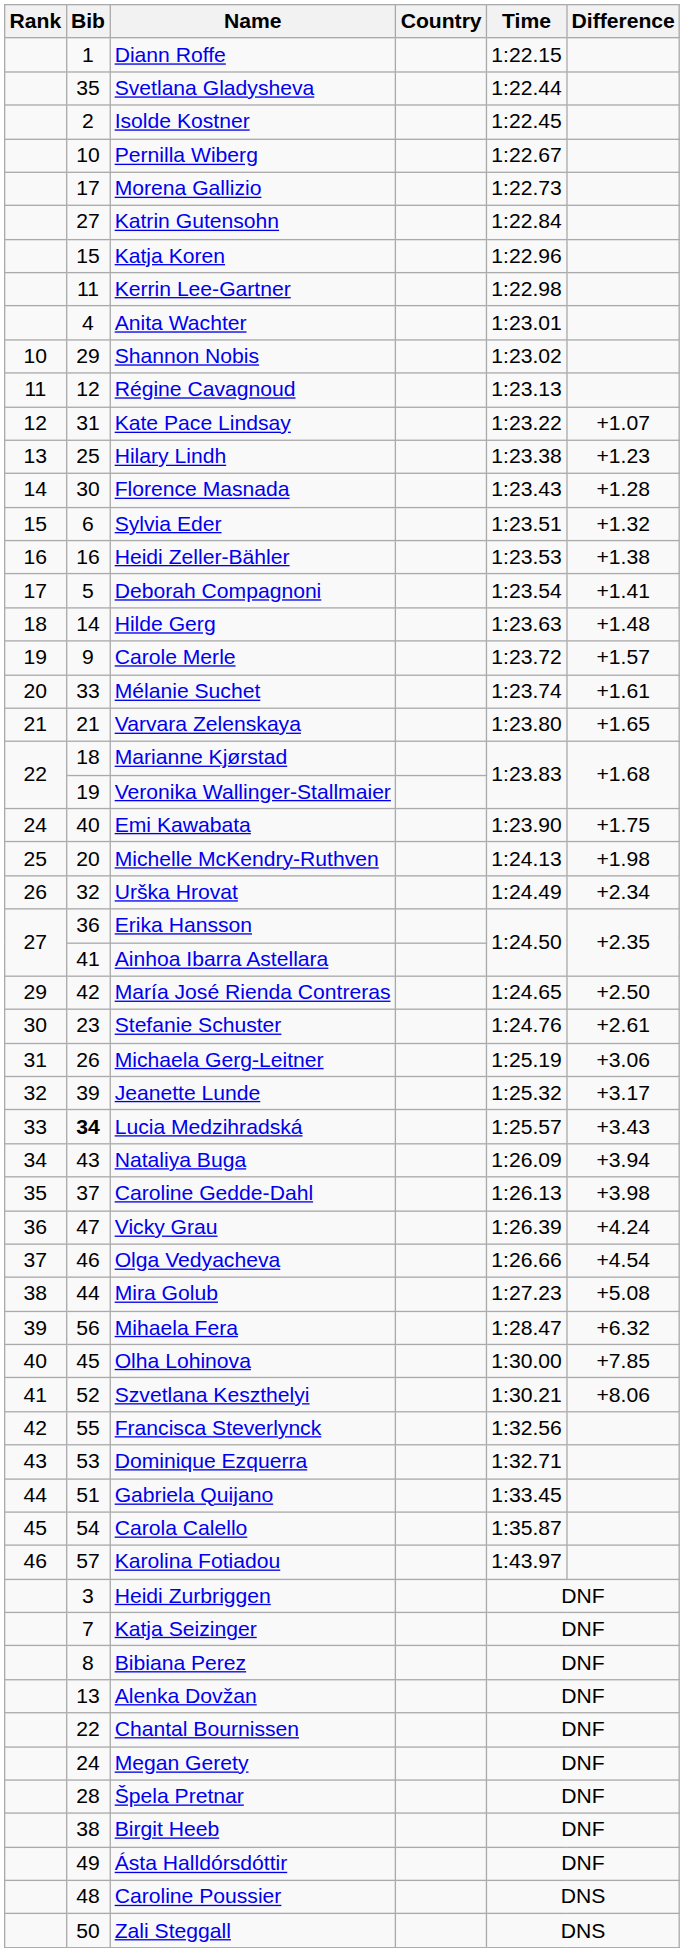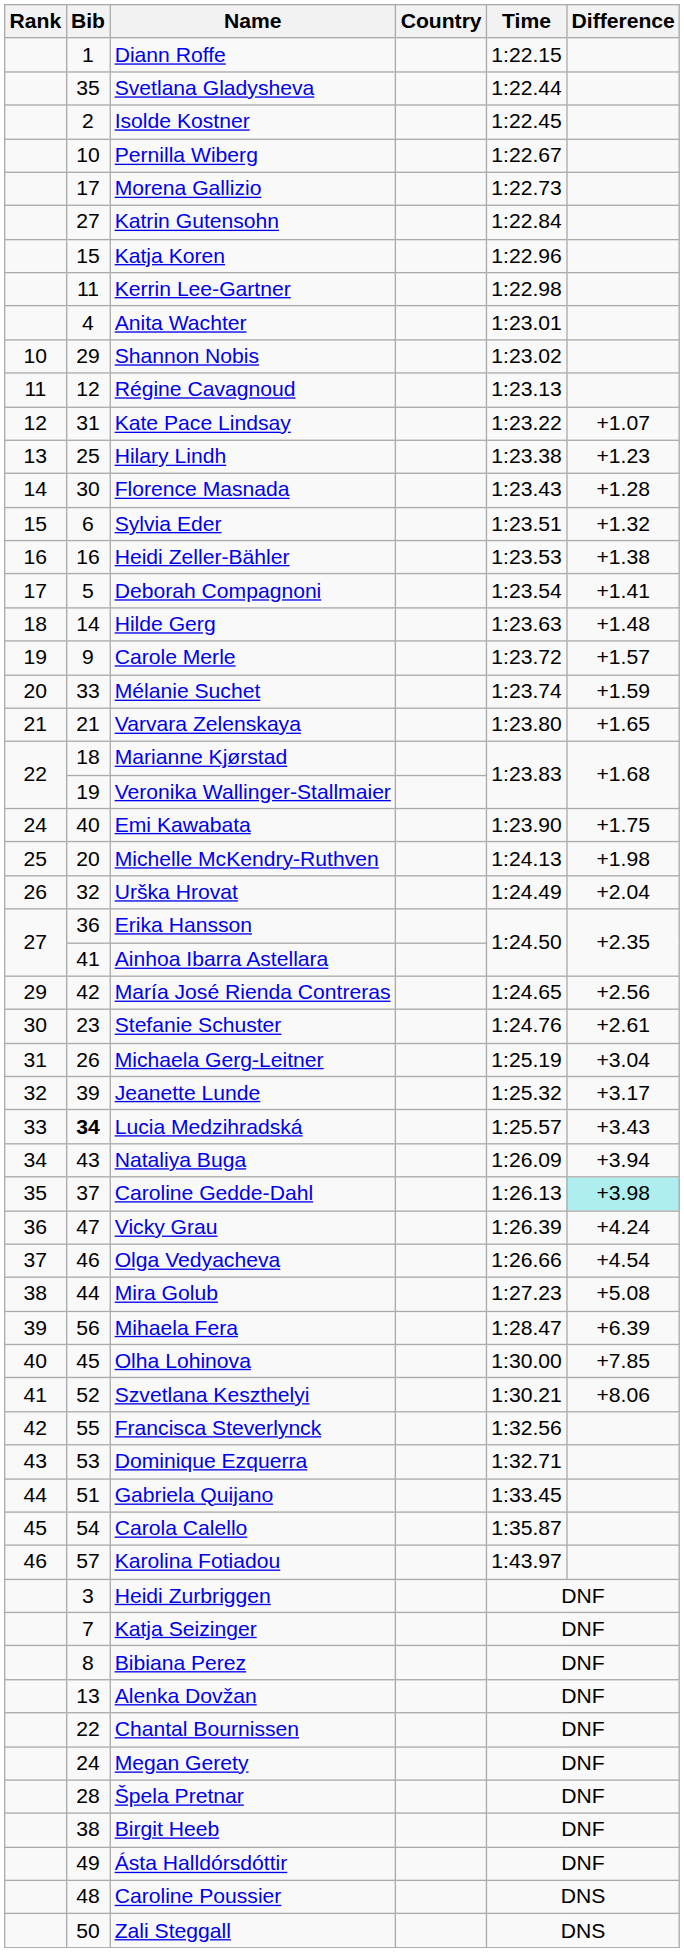(623, 691) +1.61 -> (623, 691) +1.59
(623, 892) +2.34 -> (623, 892) +2.04
(623, 992) +2.50 -> (623, 992) +2.56
(623, 1059) +3.06 -> (623, 1059) +3.04
(623, 1193) no background -> (623, 1193) paleturquoise background
(623, 1327) +6.32 -> (623, 1327) +6.39
